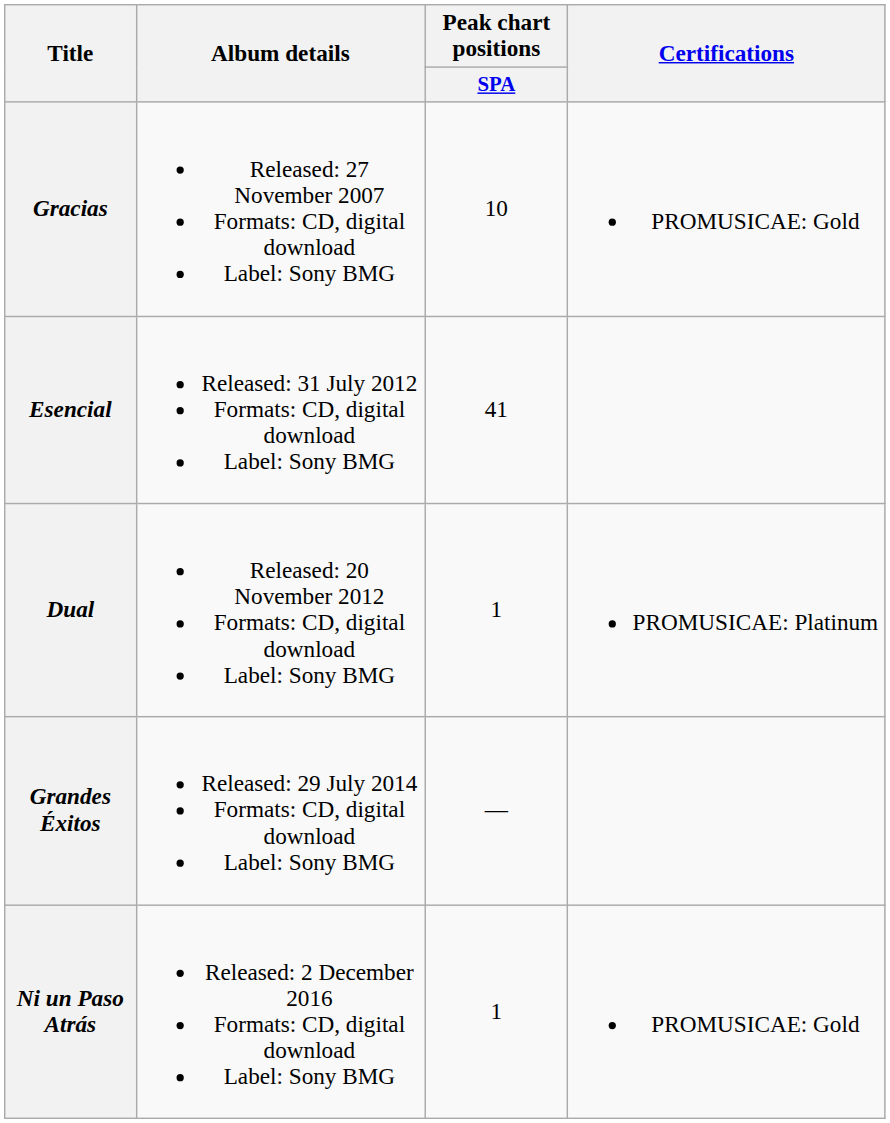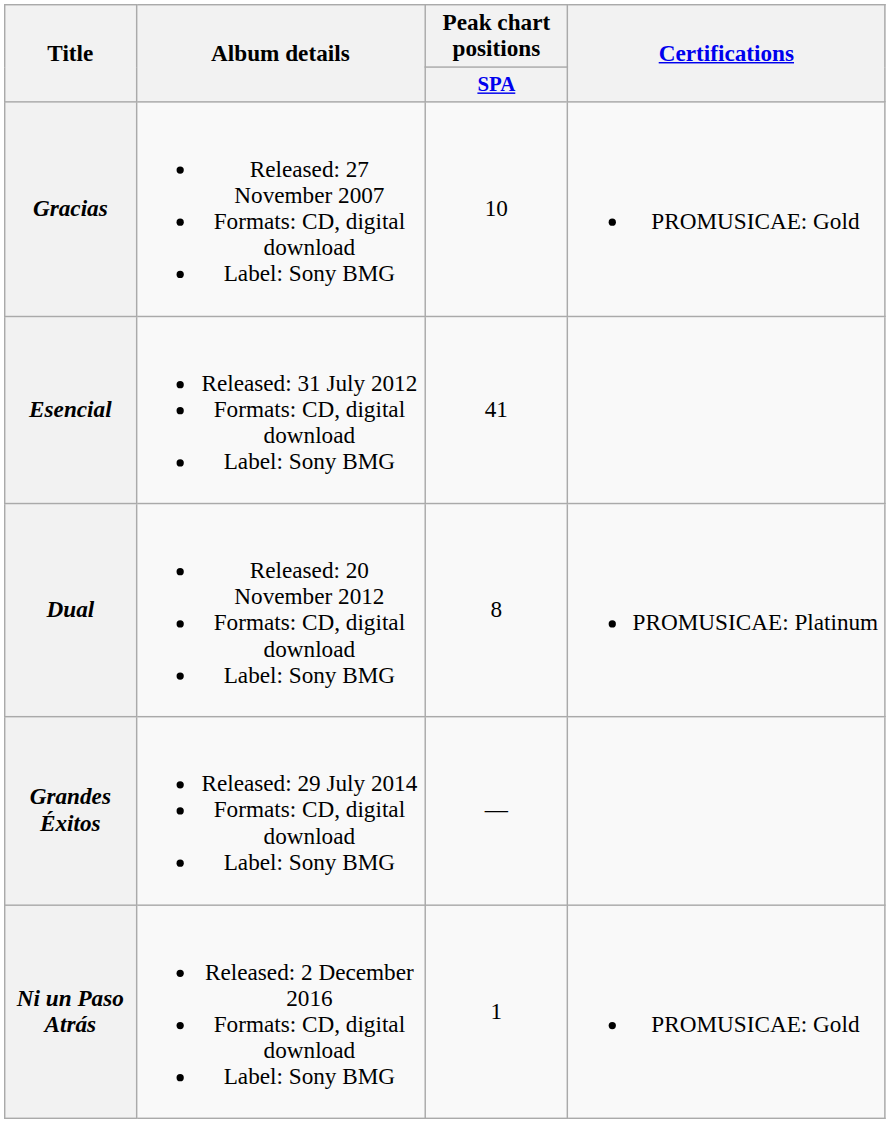(496, 609) 1 -> (496, 609) 8
